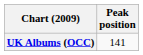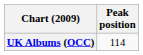(117, 42) 141 -> (117, 42) 114
